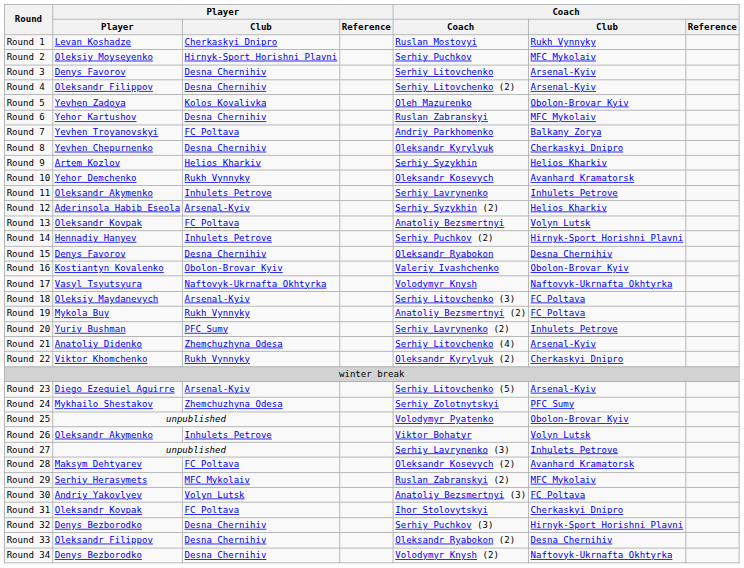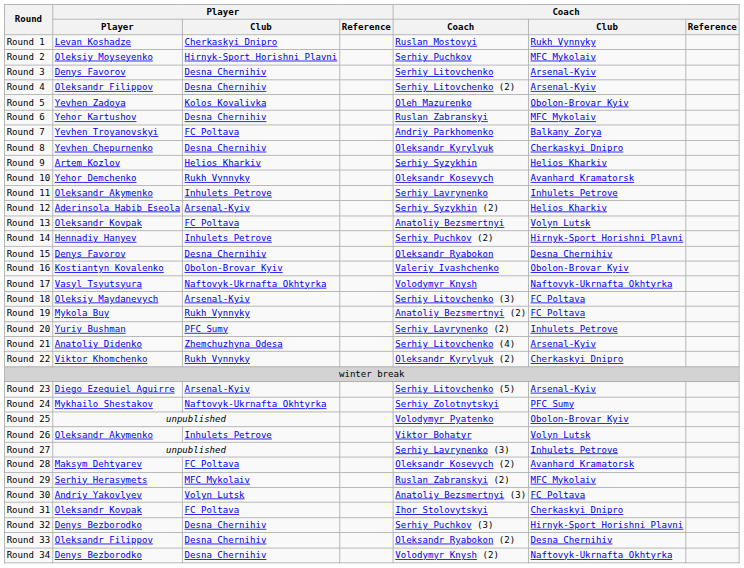(234, 404) Zhemchuzhyna Odesa -> (255, 404) Naftovyk-Ukrnafta Okhtyrka
